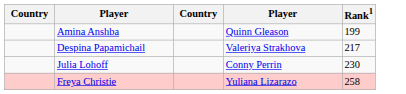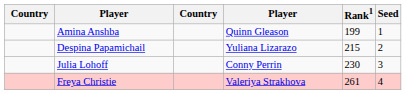+ column: (388, 14)
(266, 48) Valeriya Strakhova -> (261, 48) Yuliana Lizarazo
(352, 48) 217 -> (352, 48) 215
(261, 81) Yuliana Lizarazo -> (266, 81) Valeriya Strakhova
(352, 81) 258 -> (352, 81) 261
